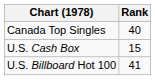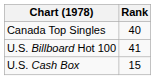rows swapped: (62, 65) <-> (43, 48)
